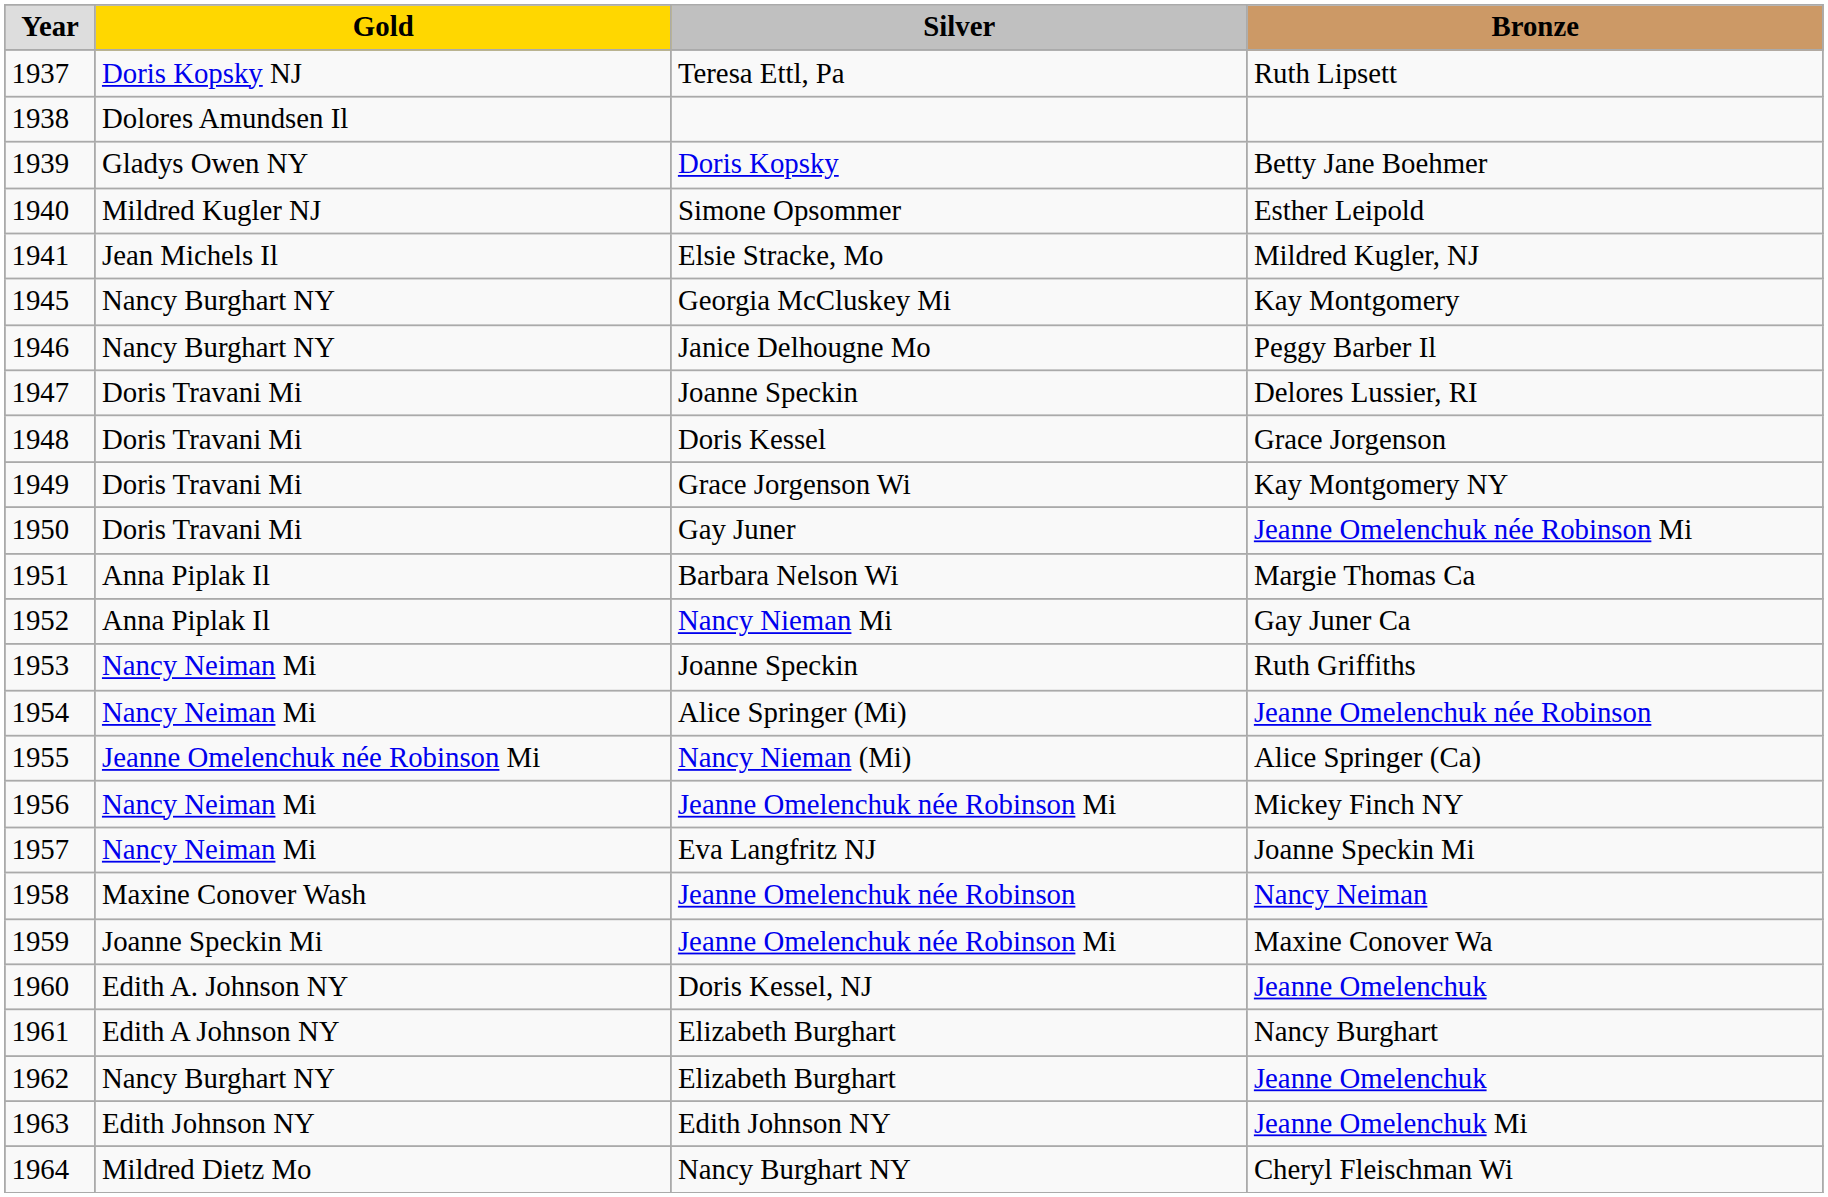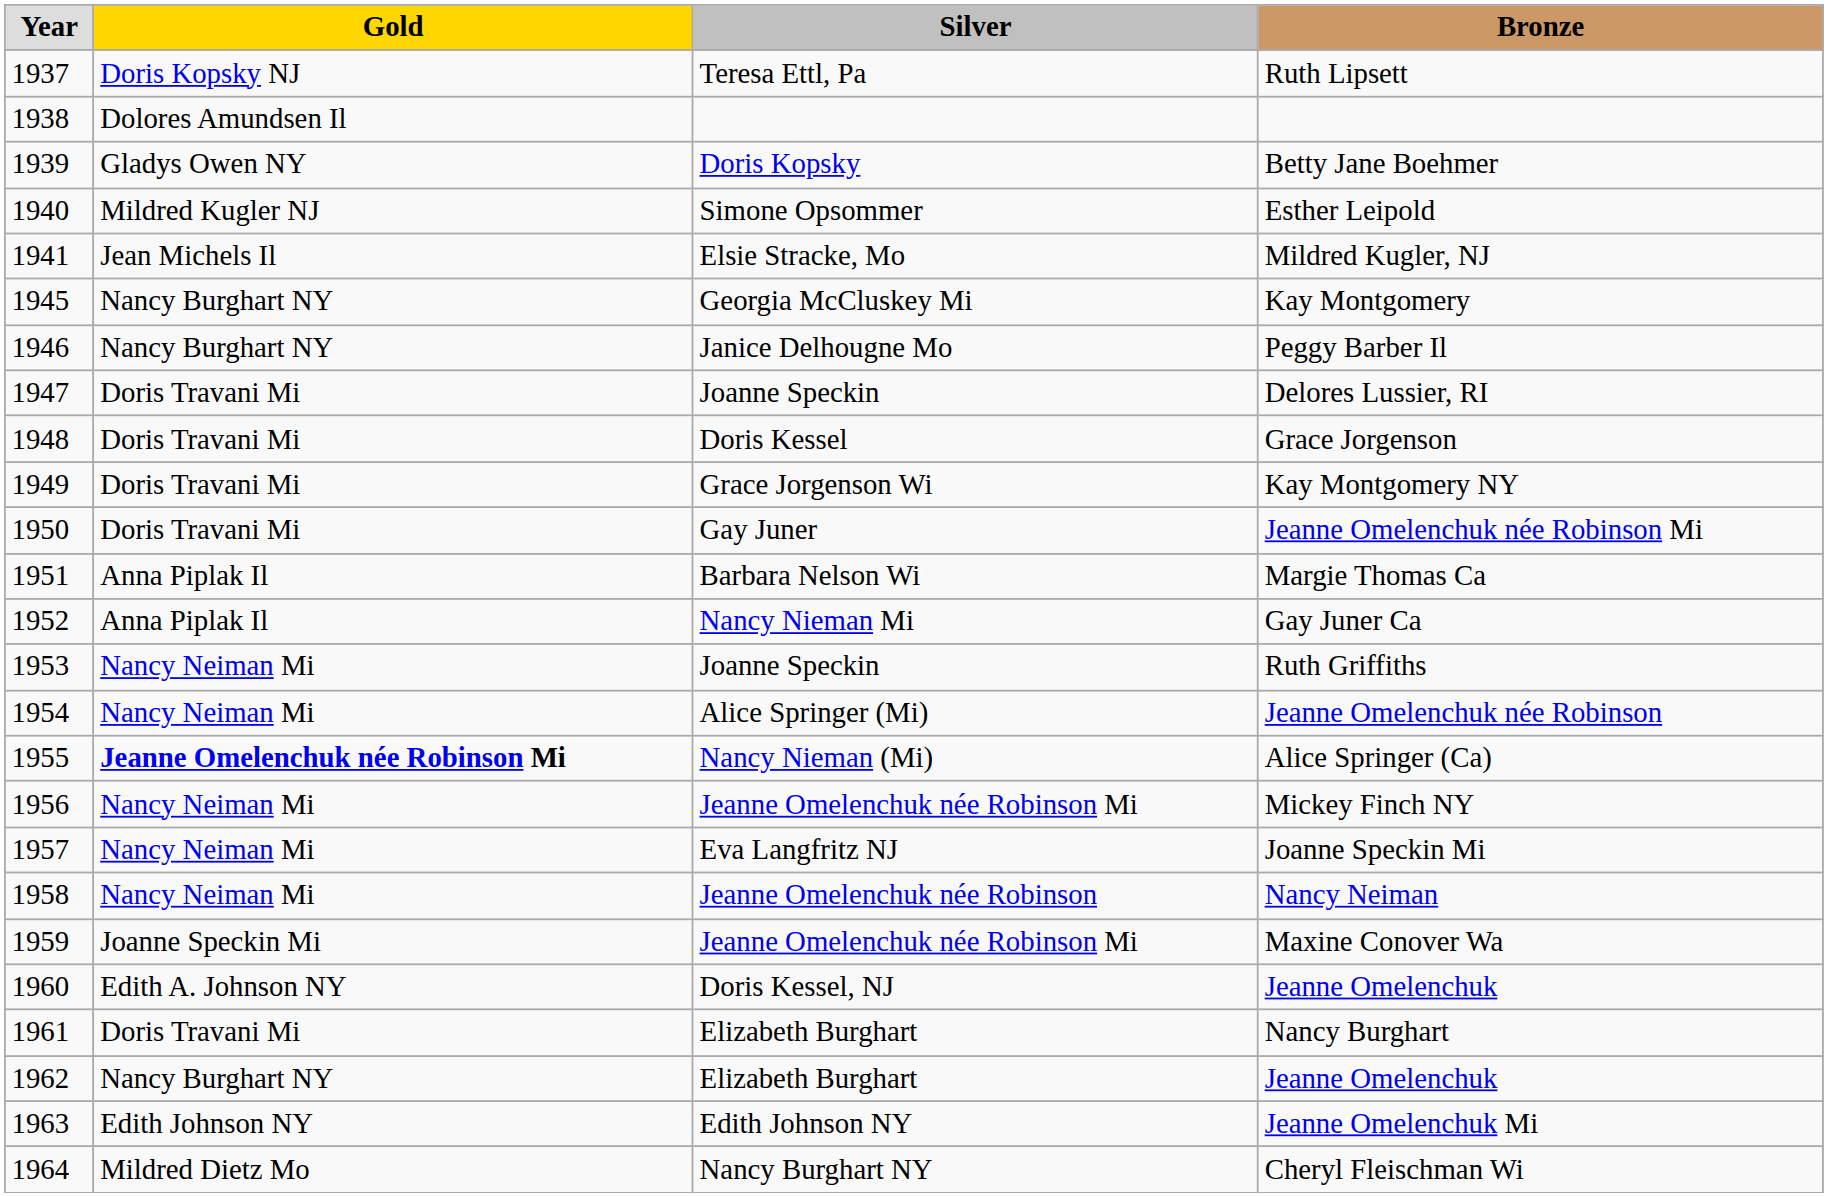(321, 758) normal -> (333, 758) bold
(234, 895) Maxine Conover Wash -> (207, 895) Nancy Neiman Mi
(221, 1032) Edith A Johnson NY -> (200, 1032) Doris Travani Mi
